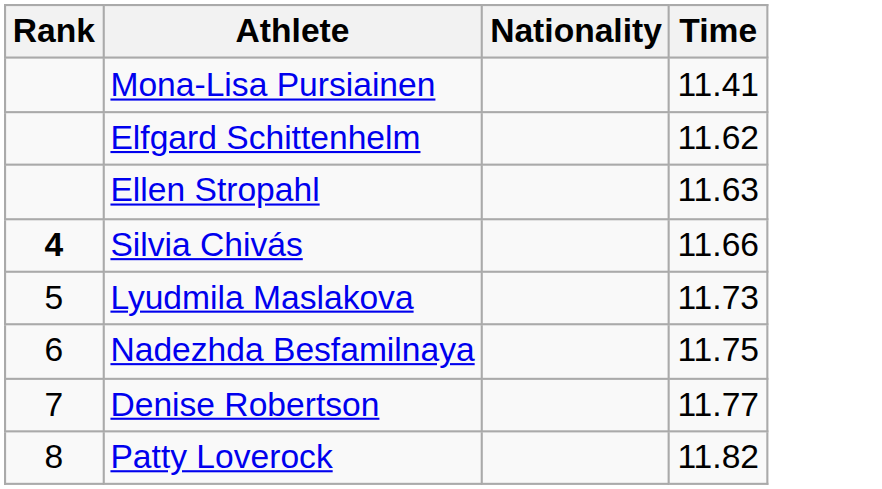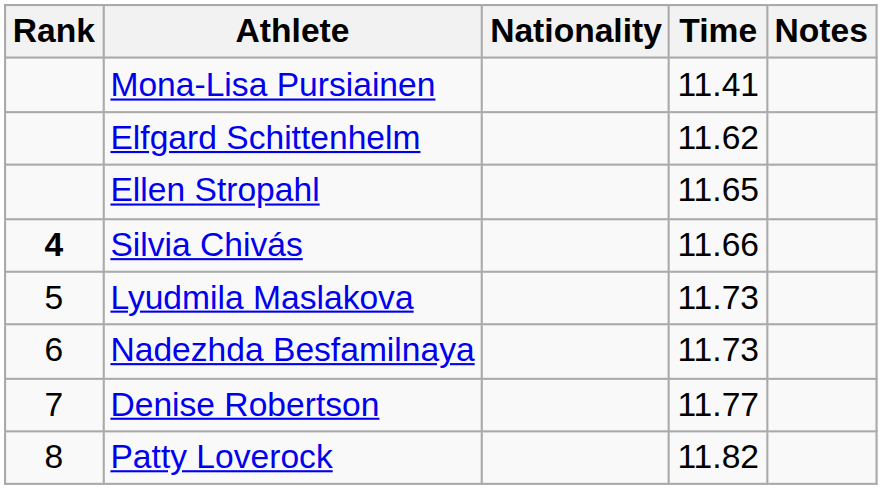+ column: (821, 31)
(718, 191) 11.63 -> (718, 191) 11.65
(718, 350) 11.75 -> (718, 350) 11.73
